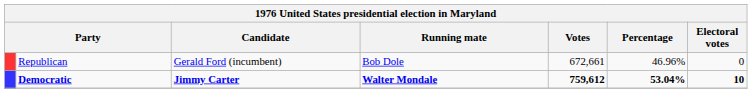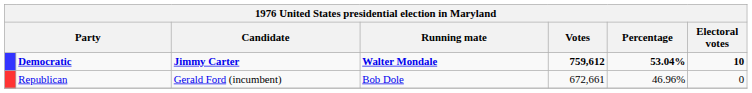rows swapped: (45, 79) <-> (43, 61)
